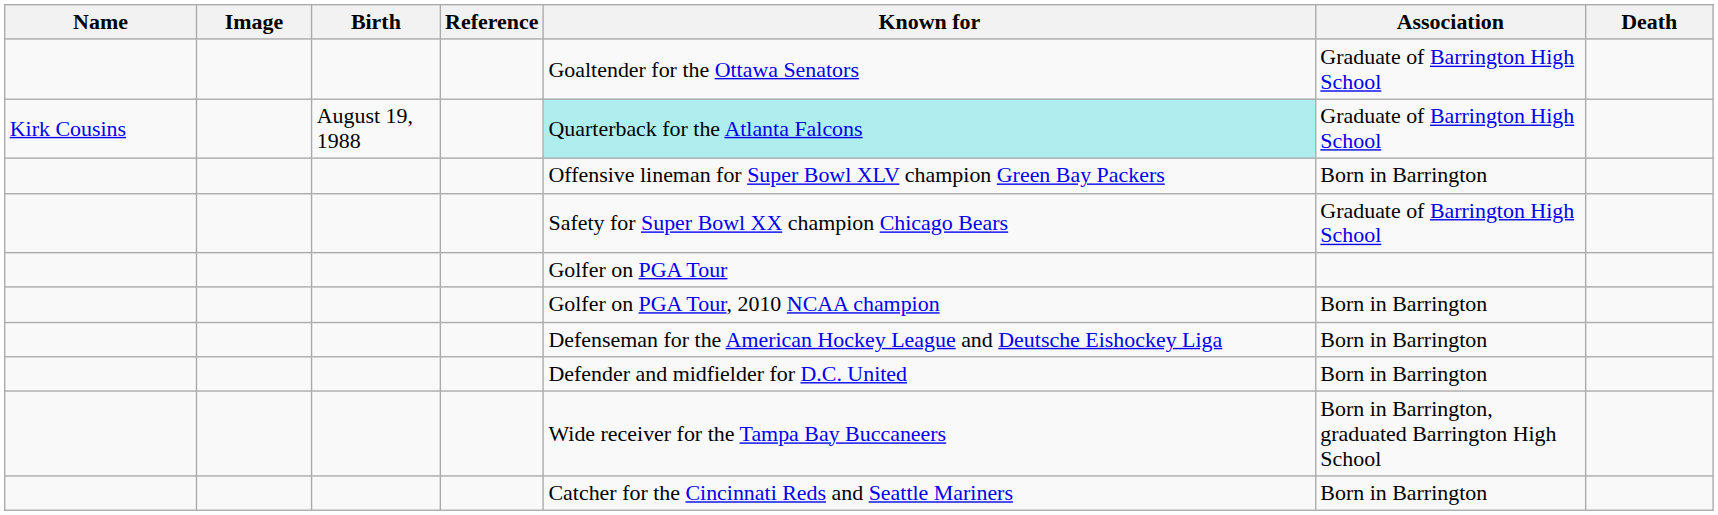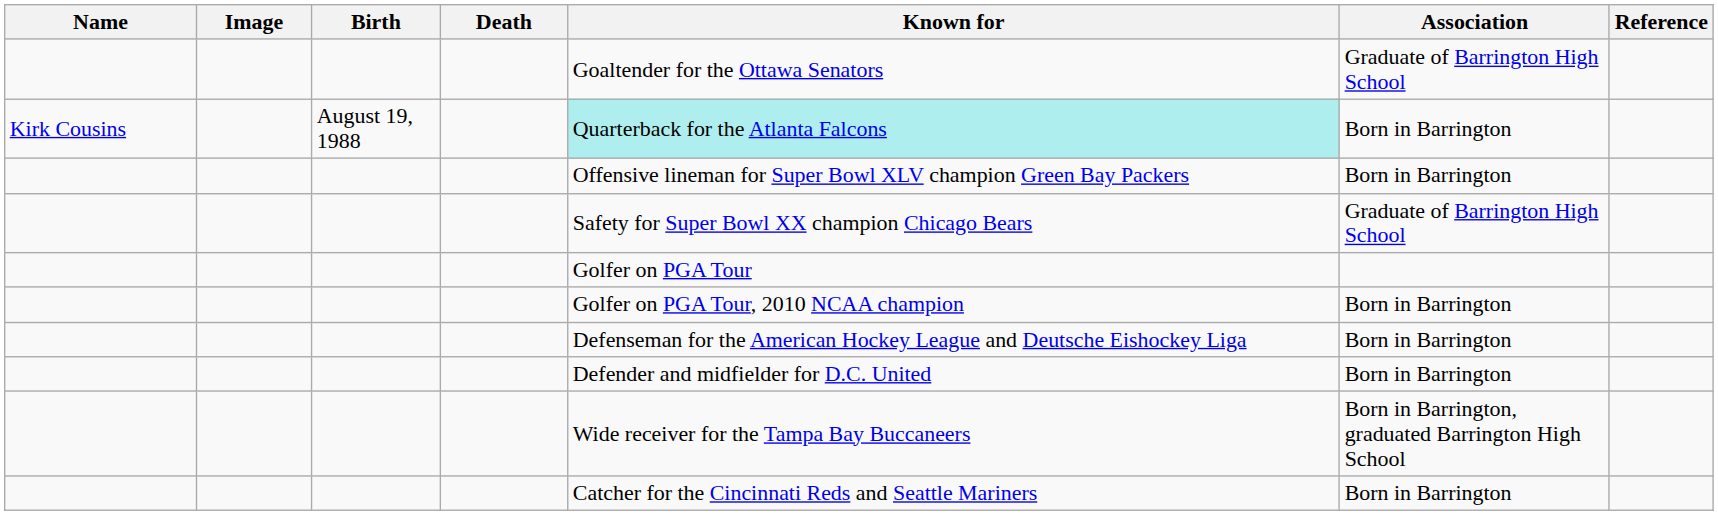columns swapped: (1649, 21) <-> (492, 21)
(1447, 128) Graduate of Barrington High School -> (1428, 128) Born in Barrington
